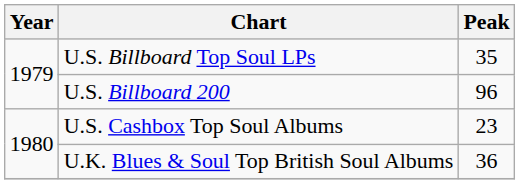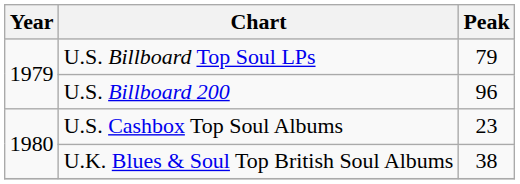(487, 56) 35 -> (487, 56) 79
(487, 160) 36 -> (487, 160) 38
